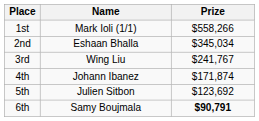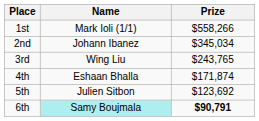(106, 44) Eshaan Bhalla -> (106, 44) Johann Ibanez
(213, 60) $241,767 -> (213, 60) $243,765
(106, 76) Johann Ibanez -> (106, 76) Eshaan Bhalla
(106, 108) no background -> (106, 108) paleturquoise background
